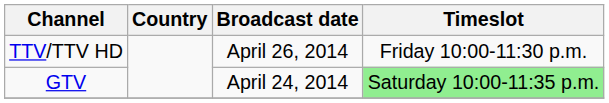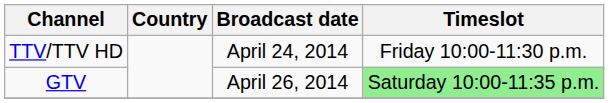(288, 51) April 26, 2014 -> (288, 51) April 24, 2014
(288, 82) April 24, 2014 -> (288, 82) April 26, 2014
